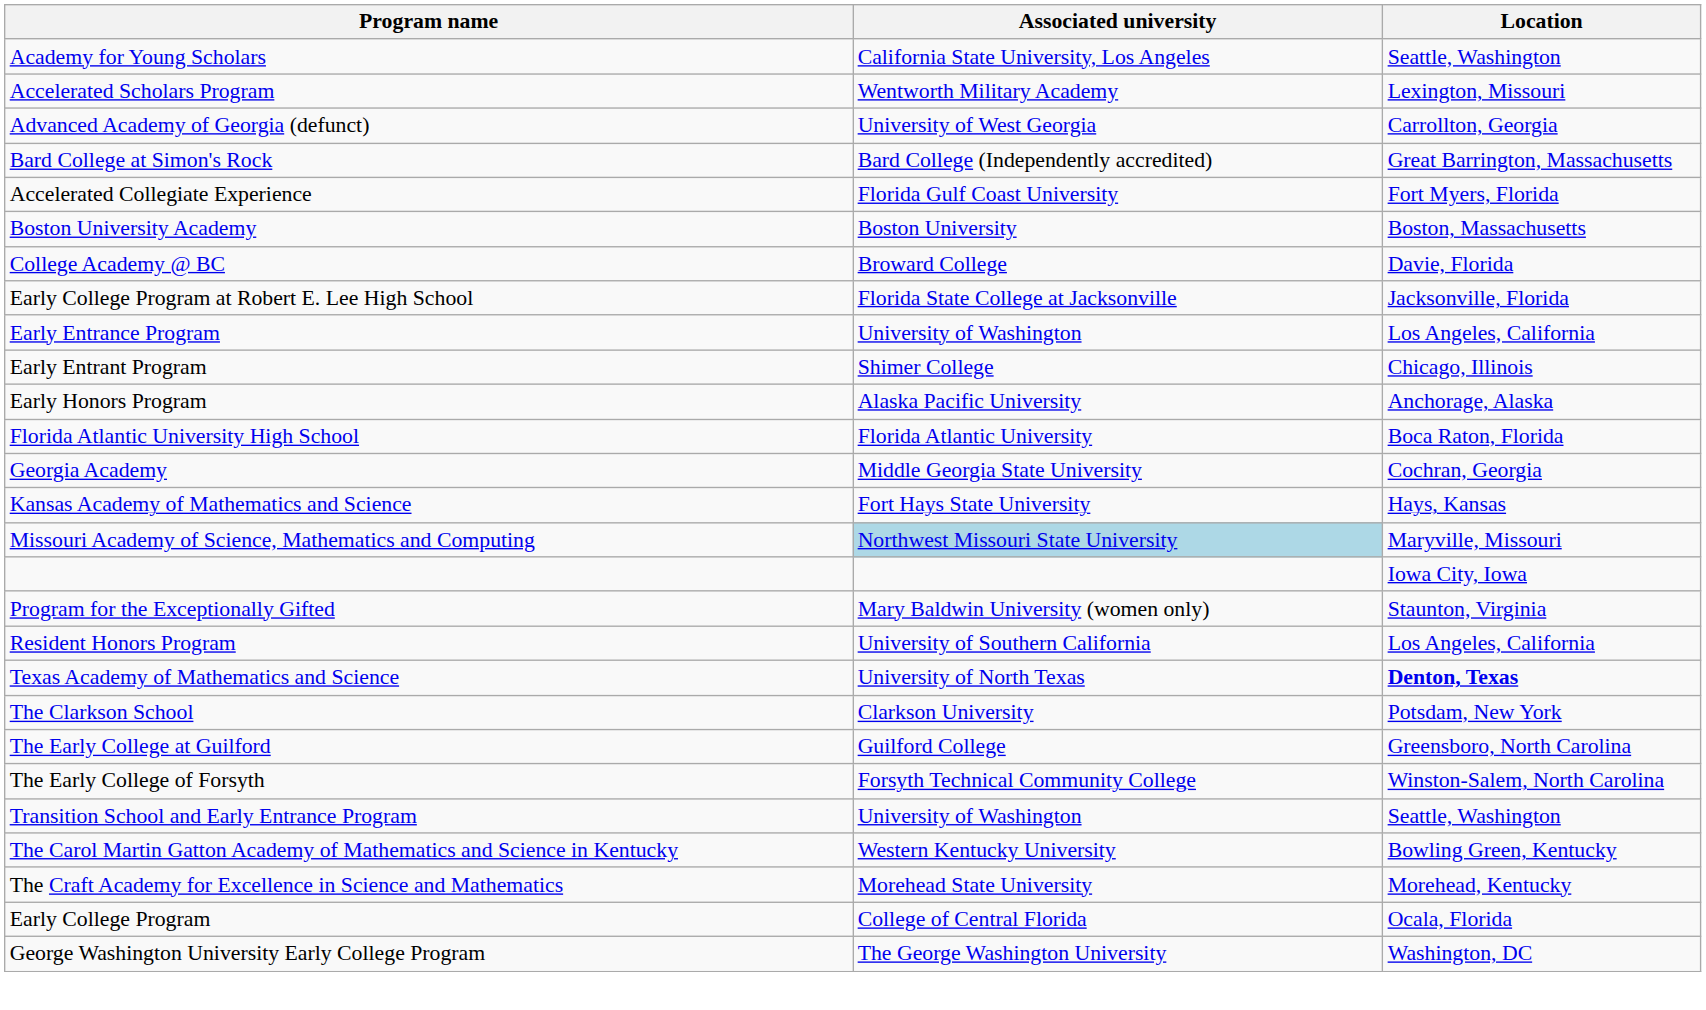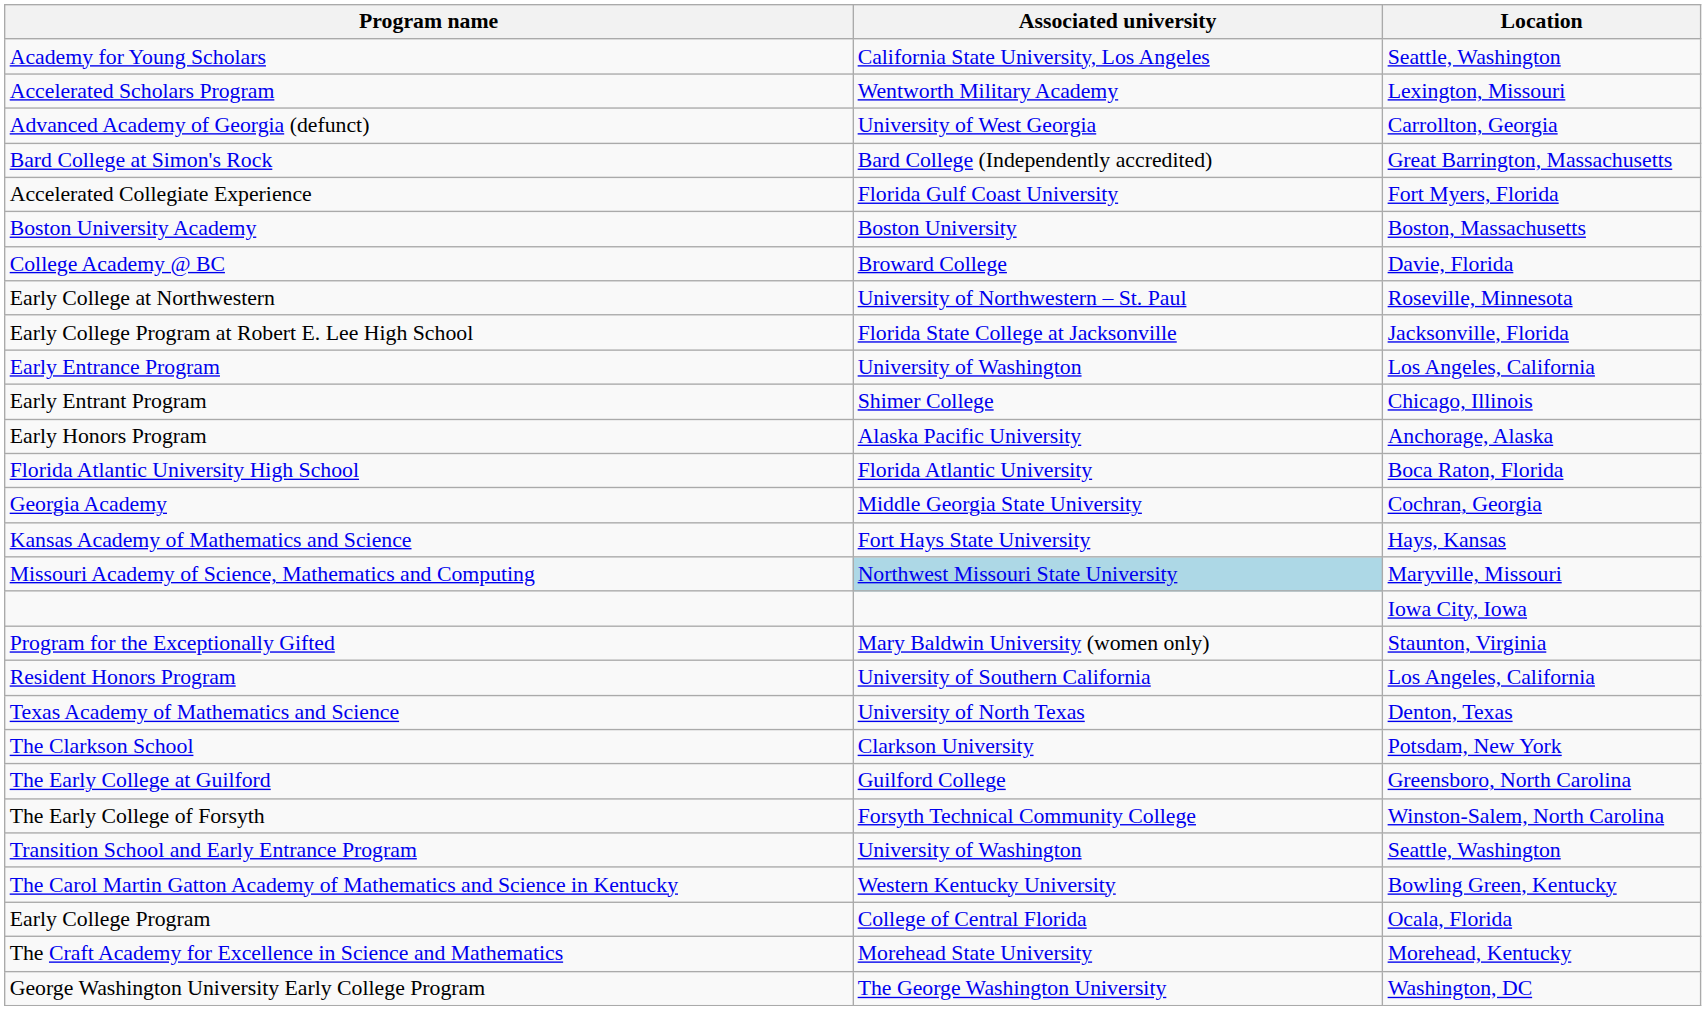+ row: (142, 297)
(1453, 677) bold -> (1450, 711) normal
rows swapped: (286, 884) <-> (110, 919)
